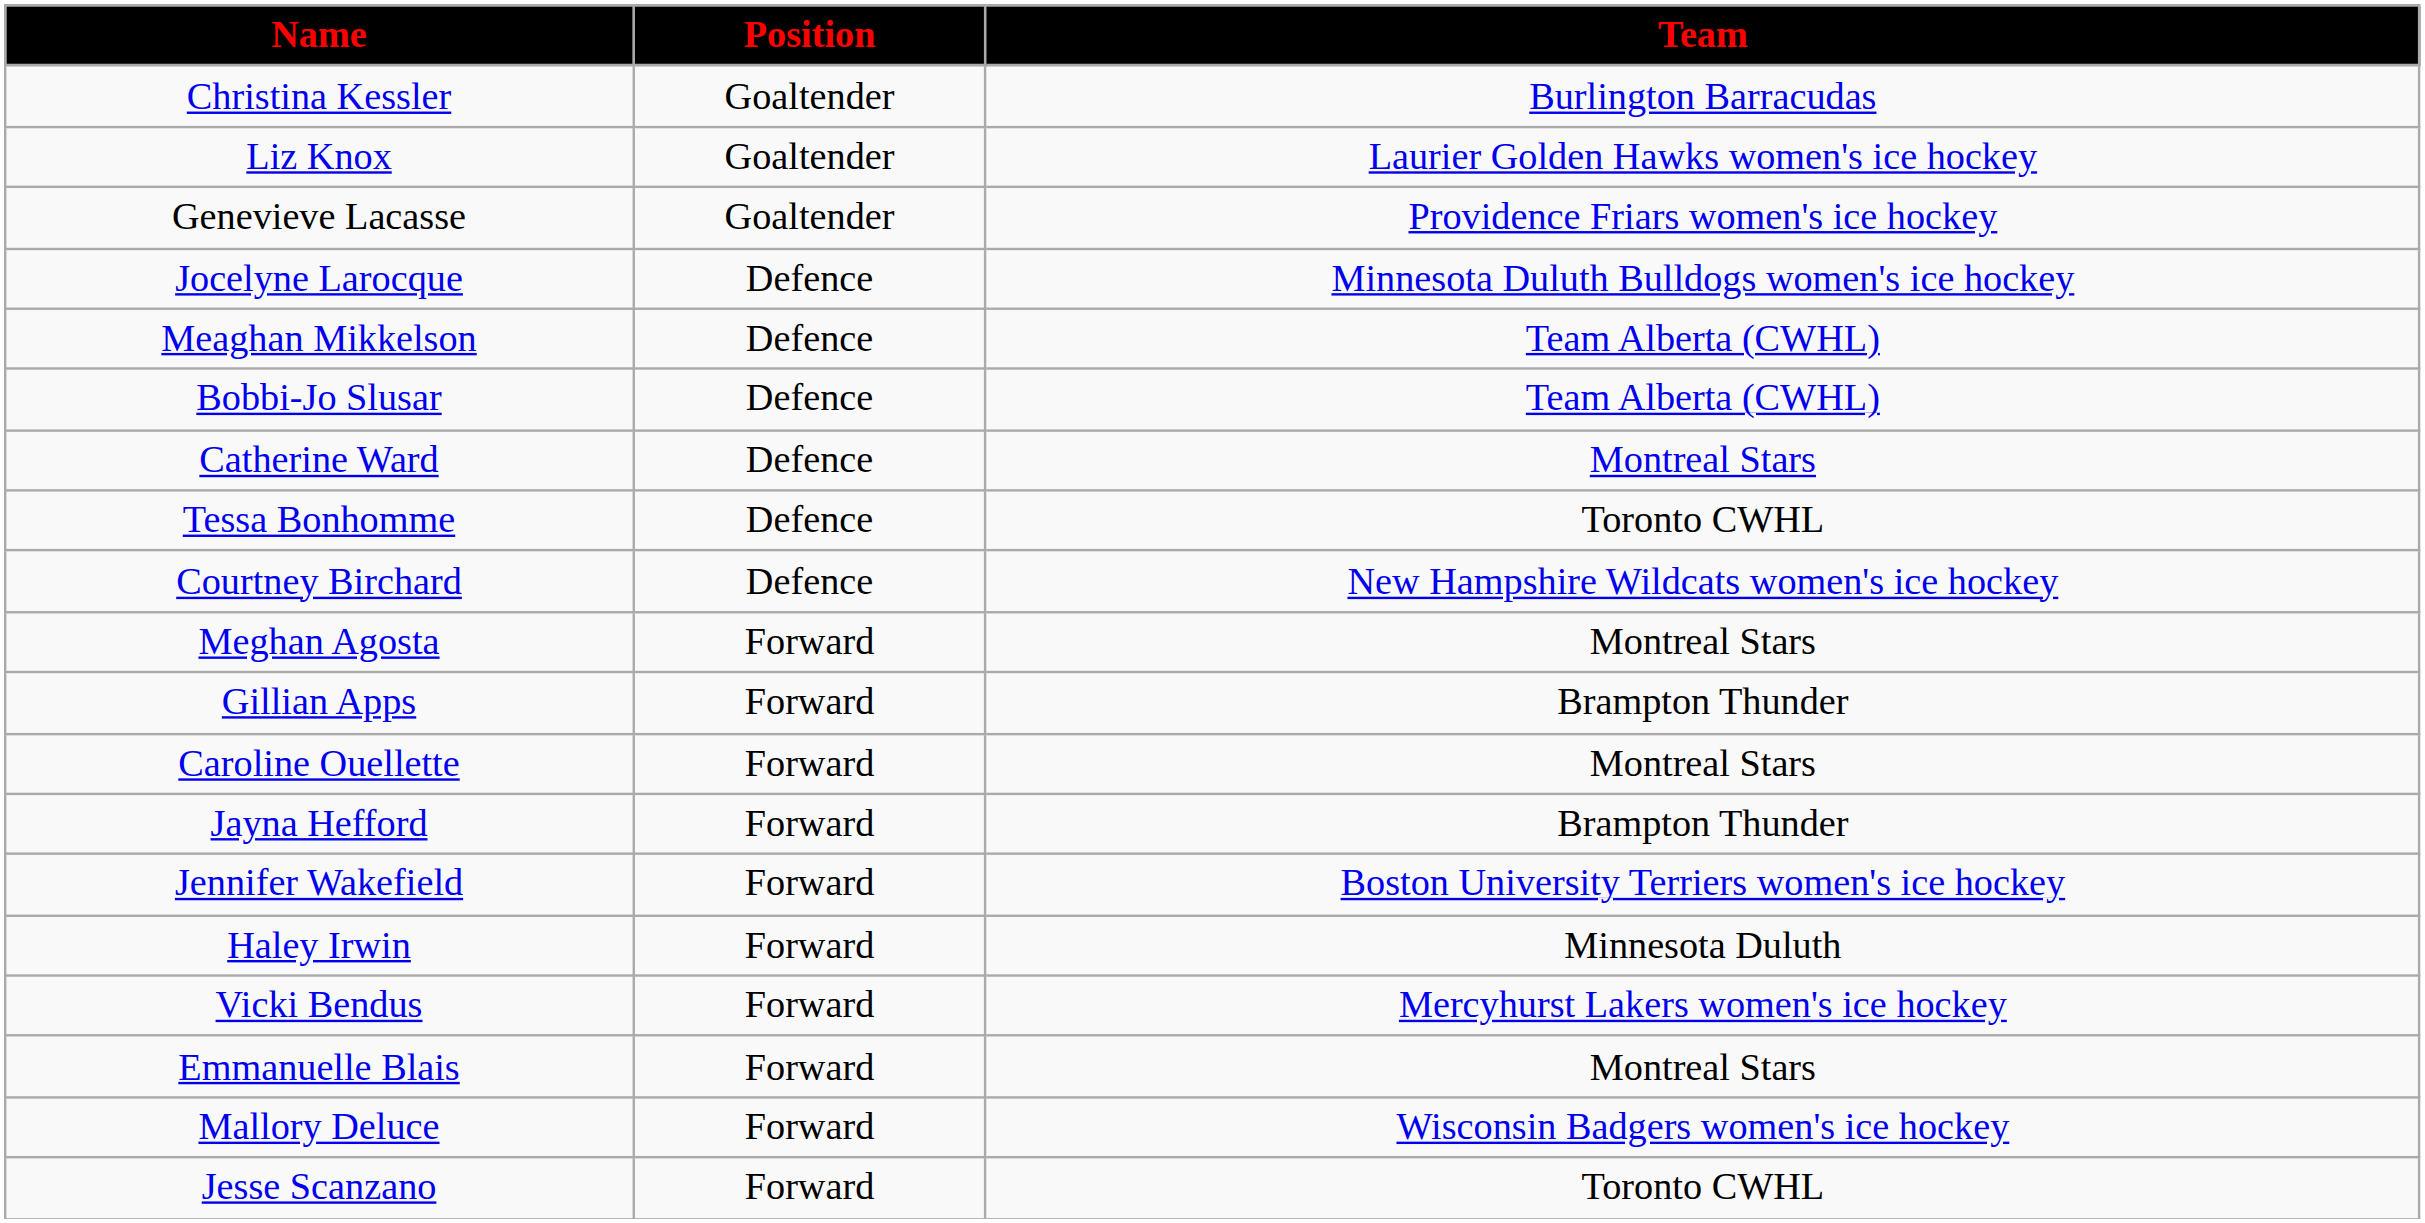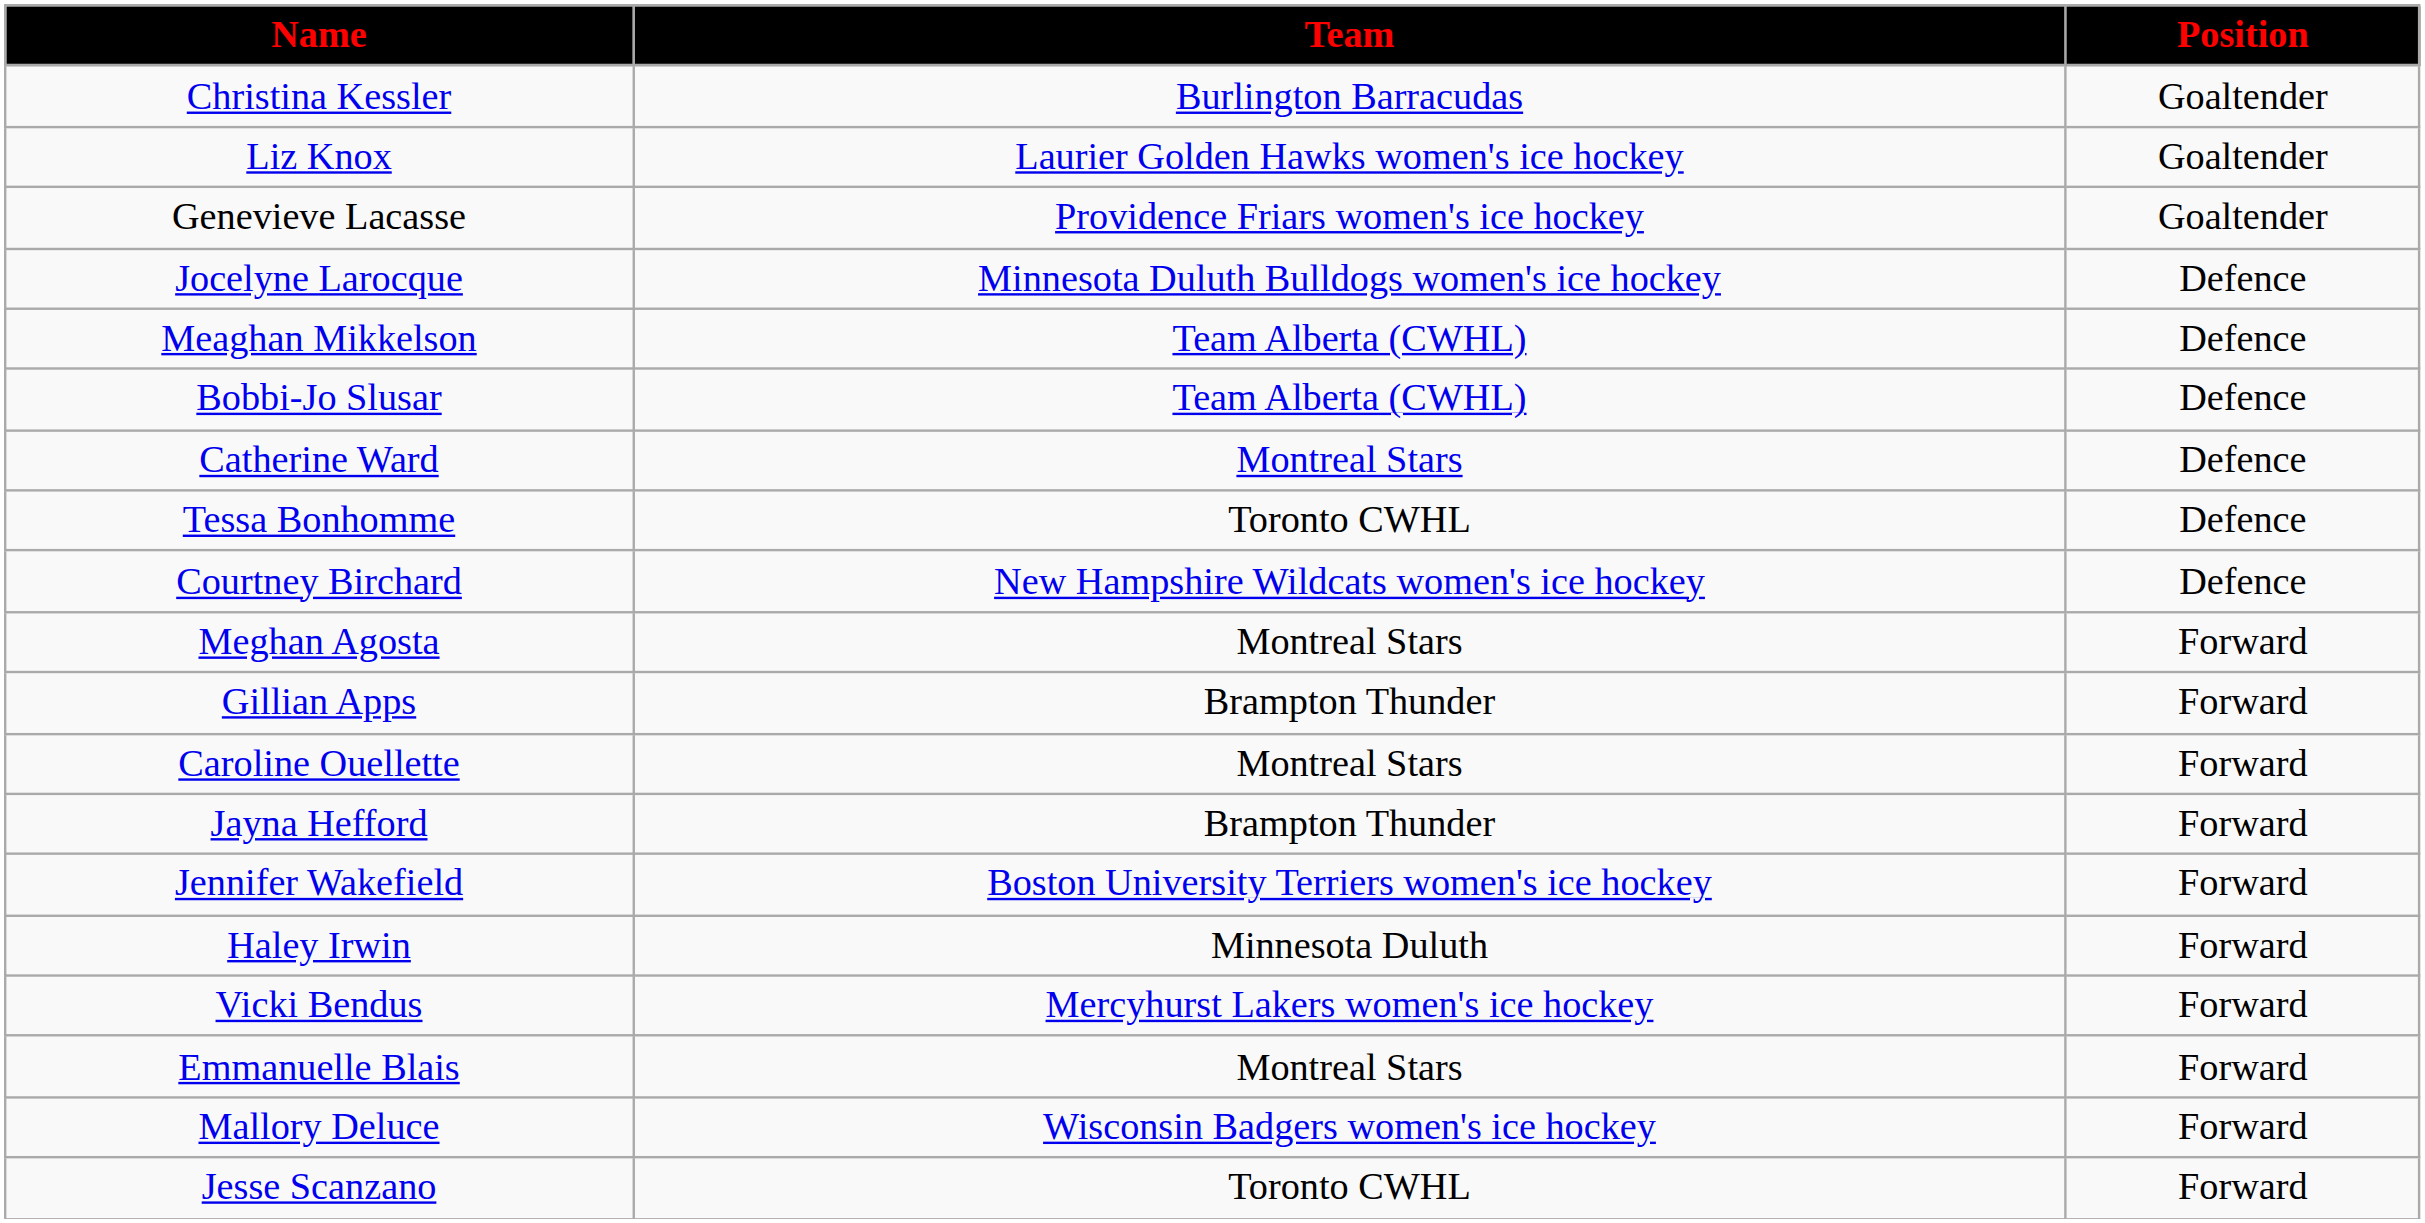columns swapped: (810, 34) <-> (1703, 34)
